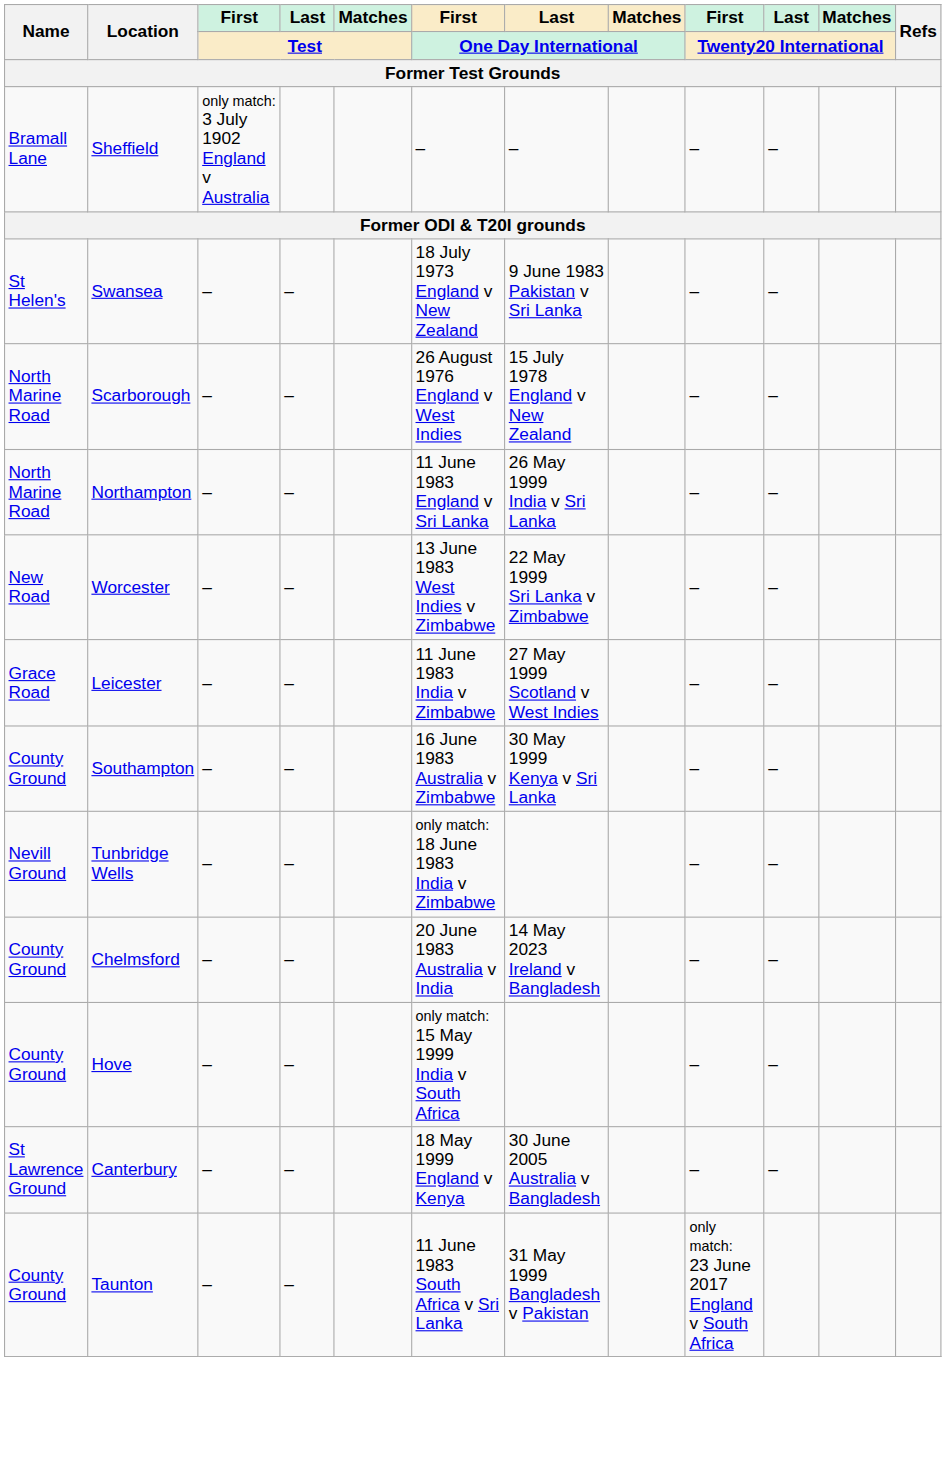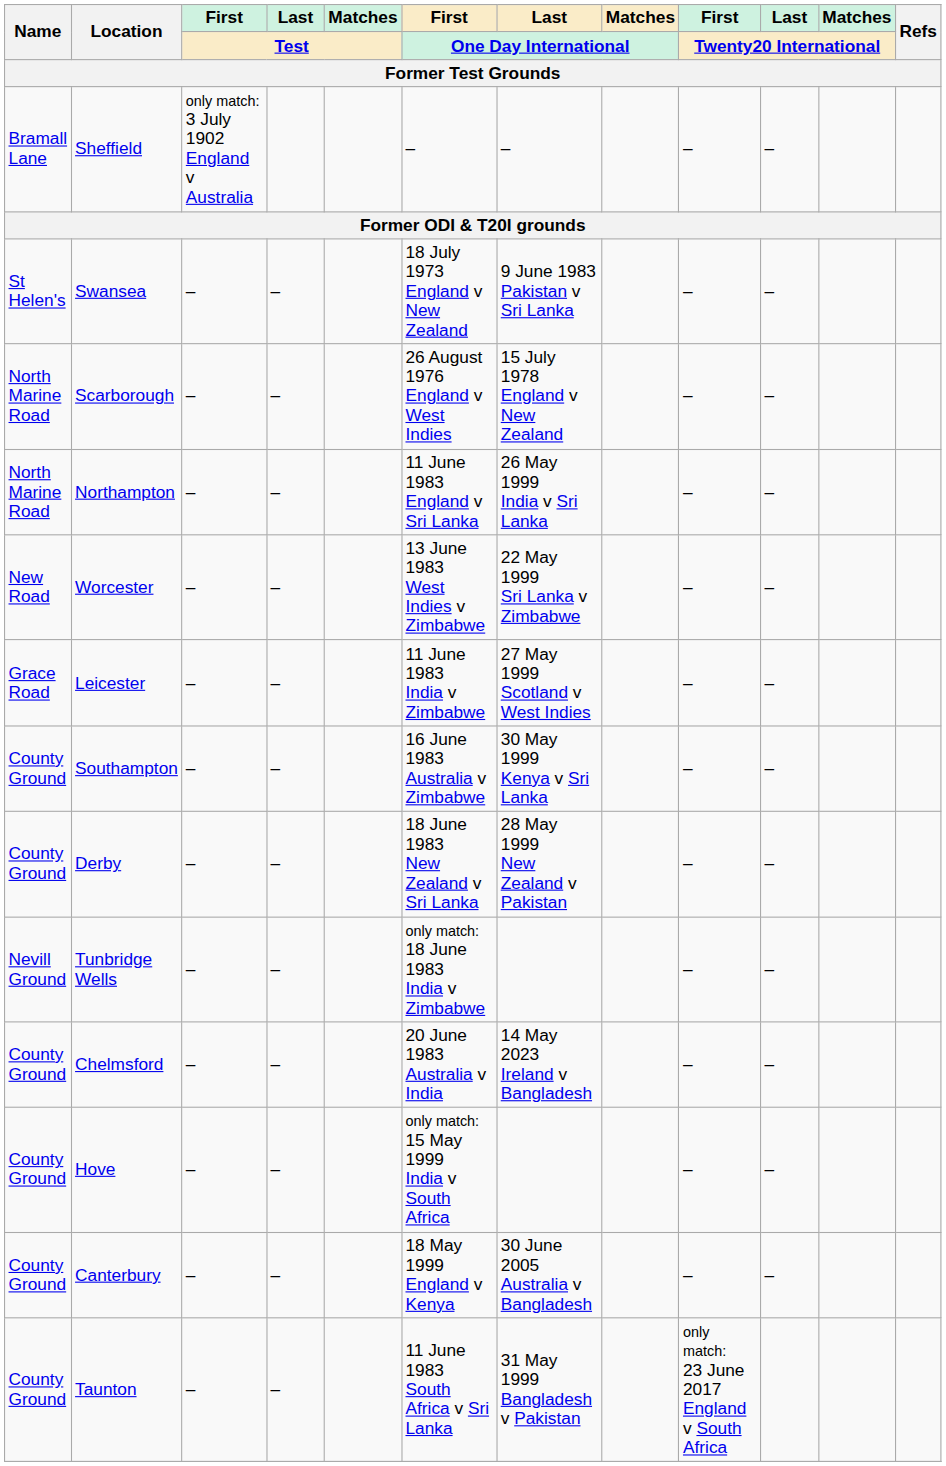+ row: (98, 863)
(46, 1169) St Lawrence Ground -> (37, 1274) County Ground
